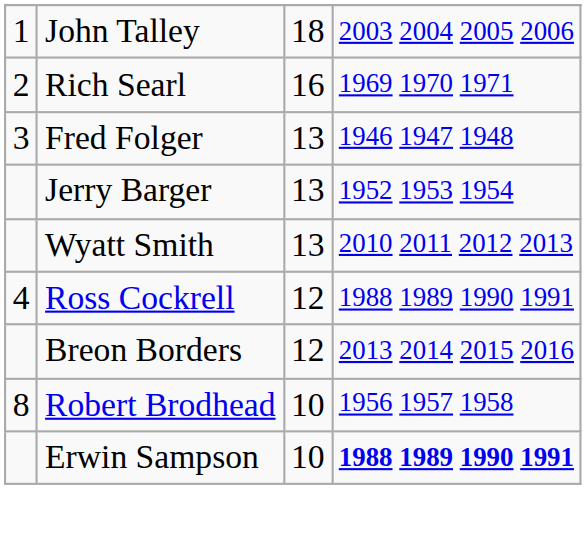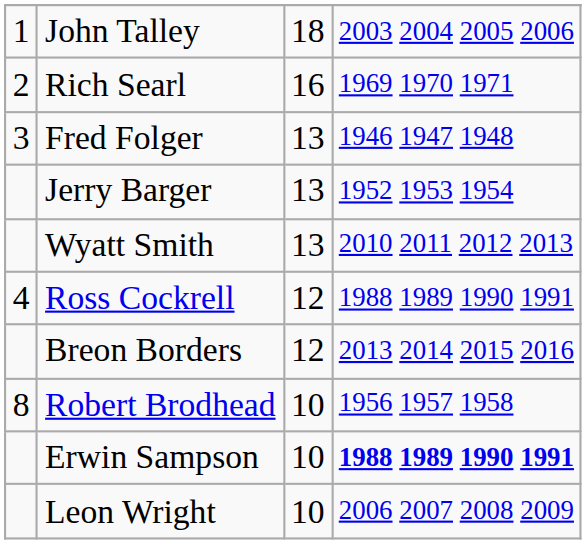+ row: (130, 510)
